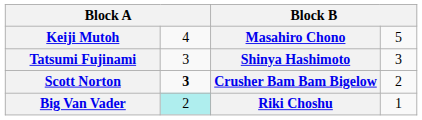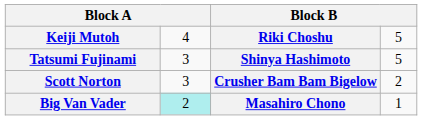(295, 37) Masahiro Chono -> (295, 37) Riki Choshu
(398, 59) 3 -> (398, 59) 5
(186, 81) bold -> (186, 81) normal
(295, 103) Riki Choshu -> (295, 103) Masahiro Chono
